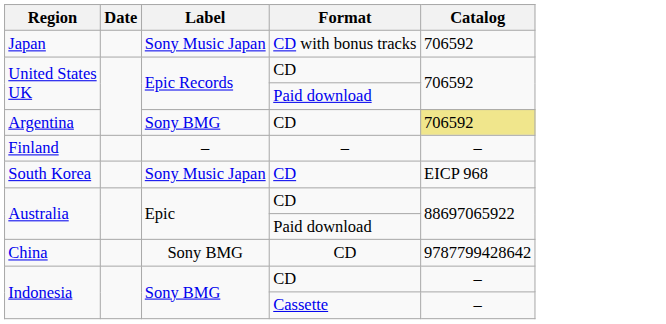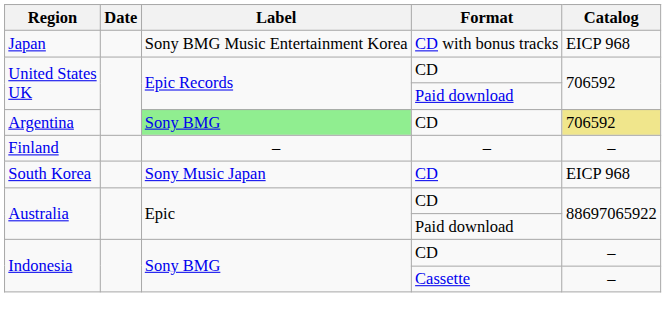(205, 43) Sony Music Japan -> (276, 43) Sony BMG Music Entertainment Korea
(449, 43) 706592 -> (598, 43) EICP 968
(183, 122) no background -> (183, 122) lightgreen background
- row: (28, 252)
